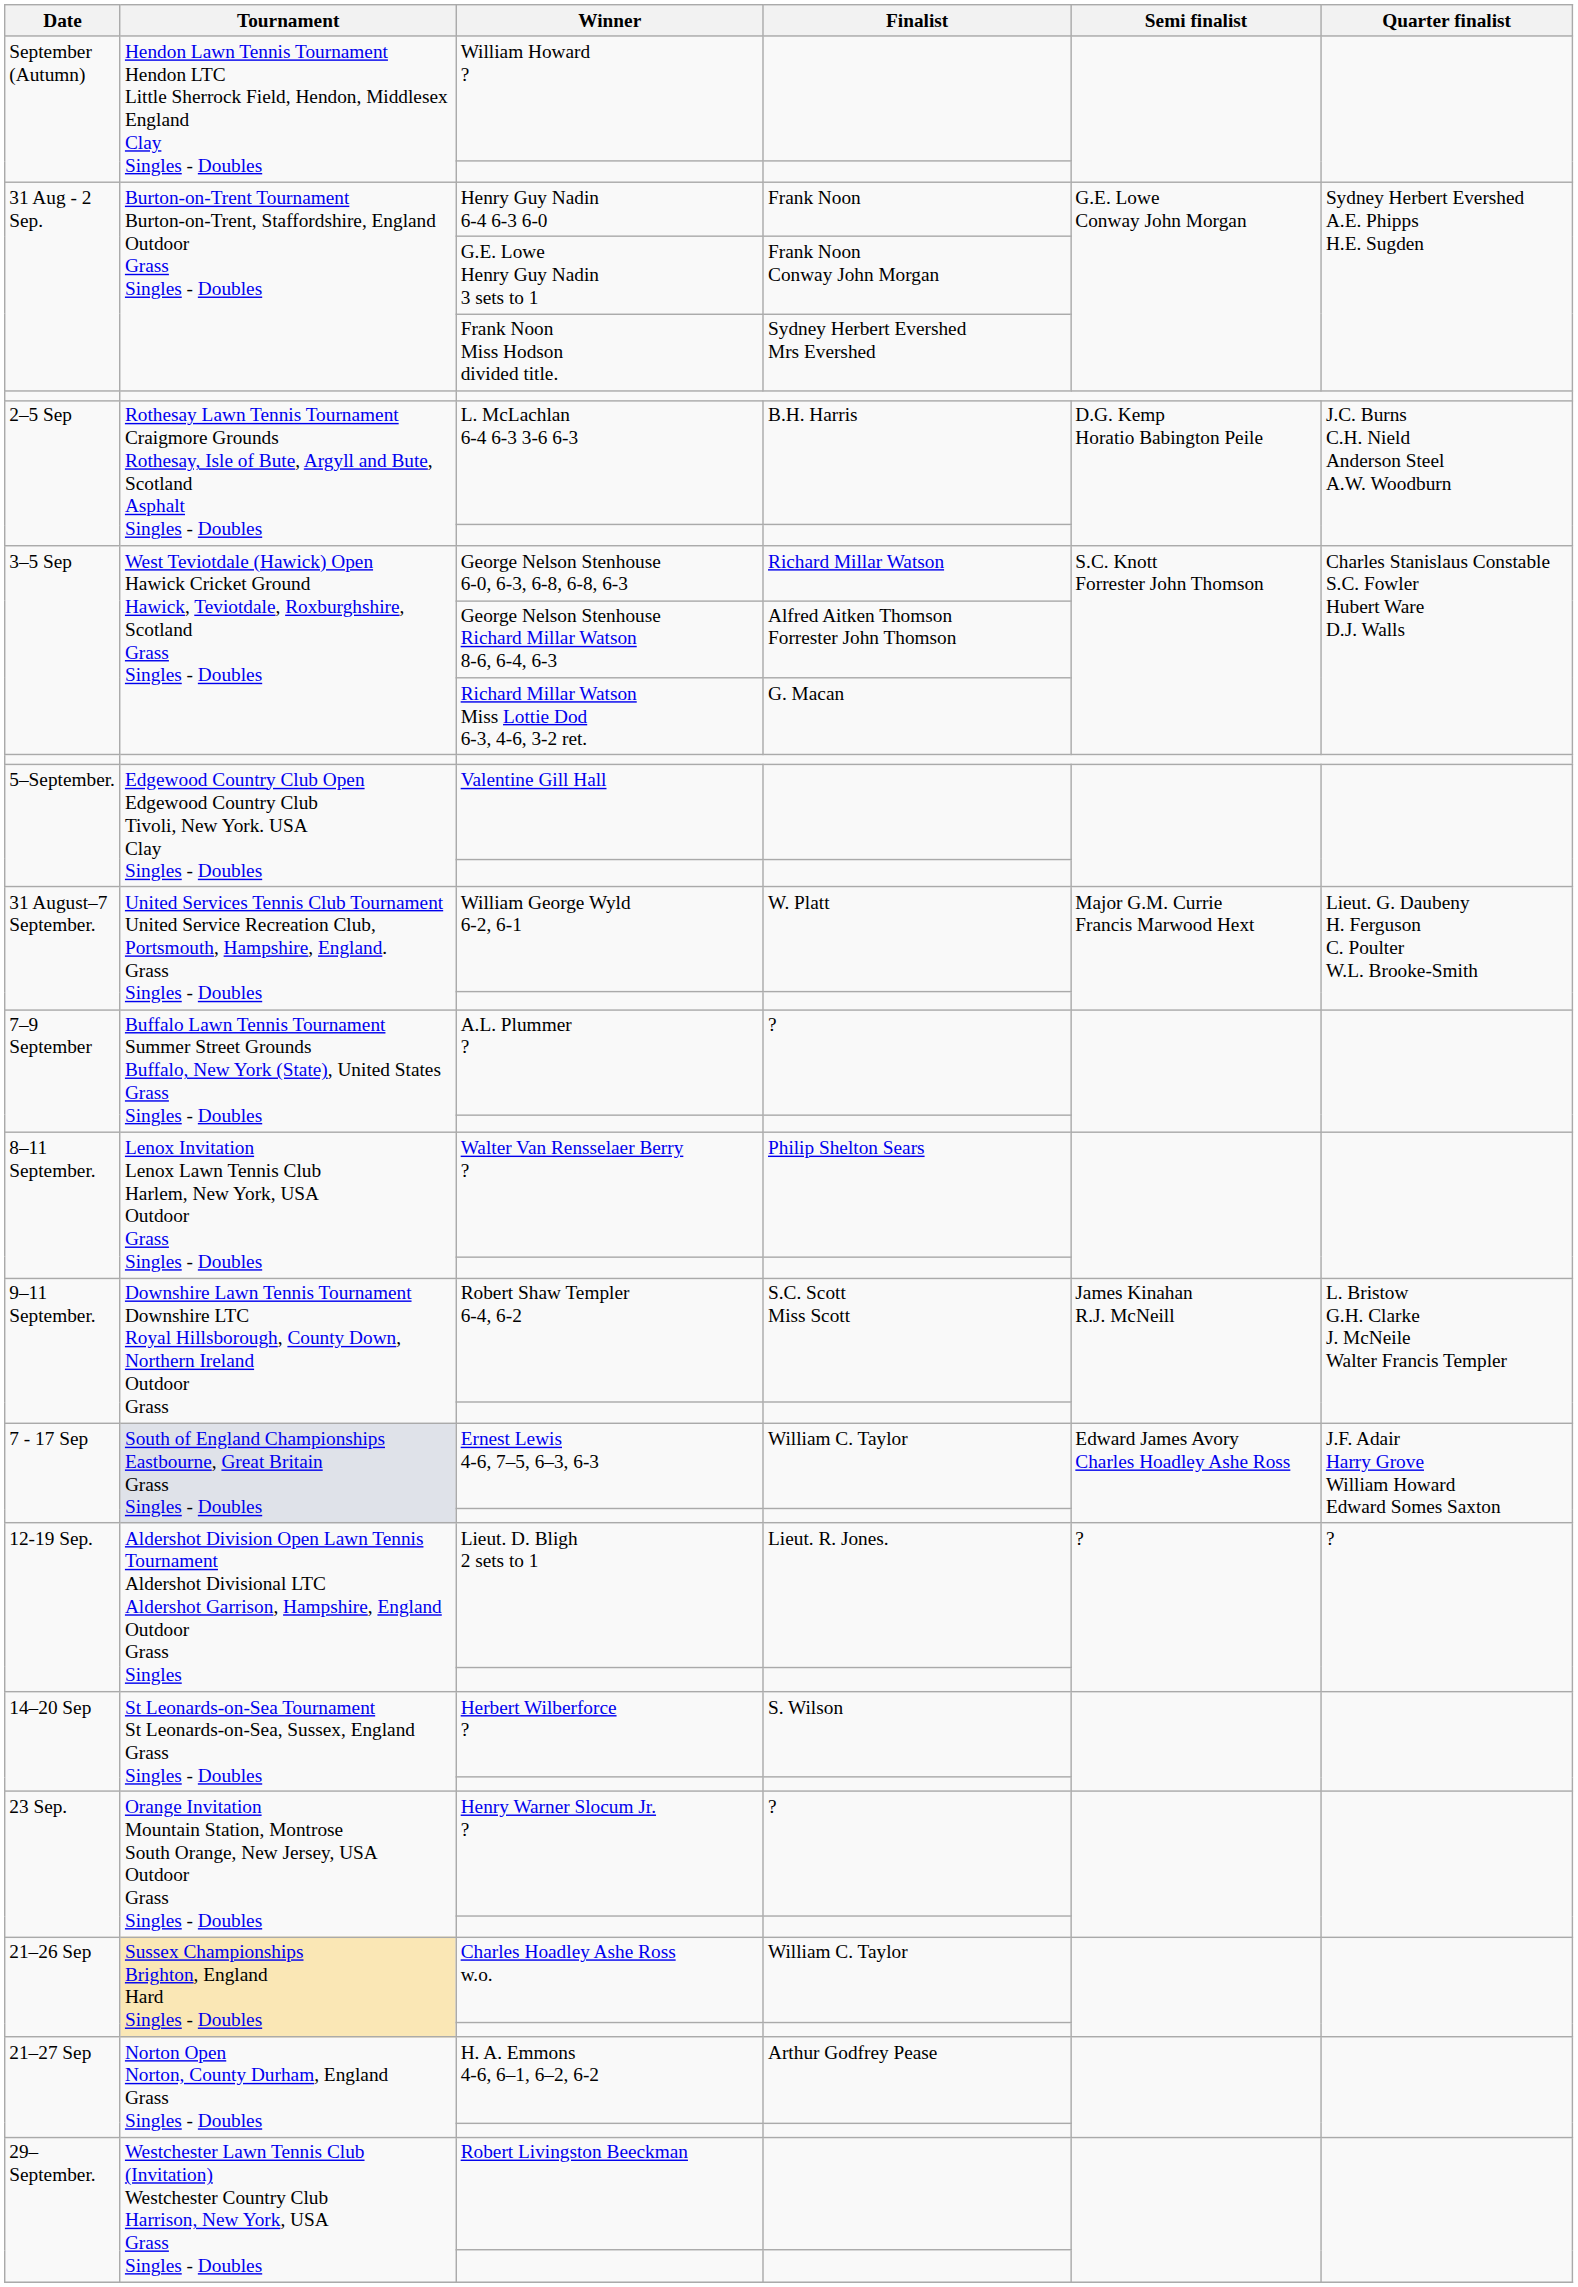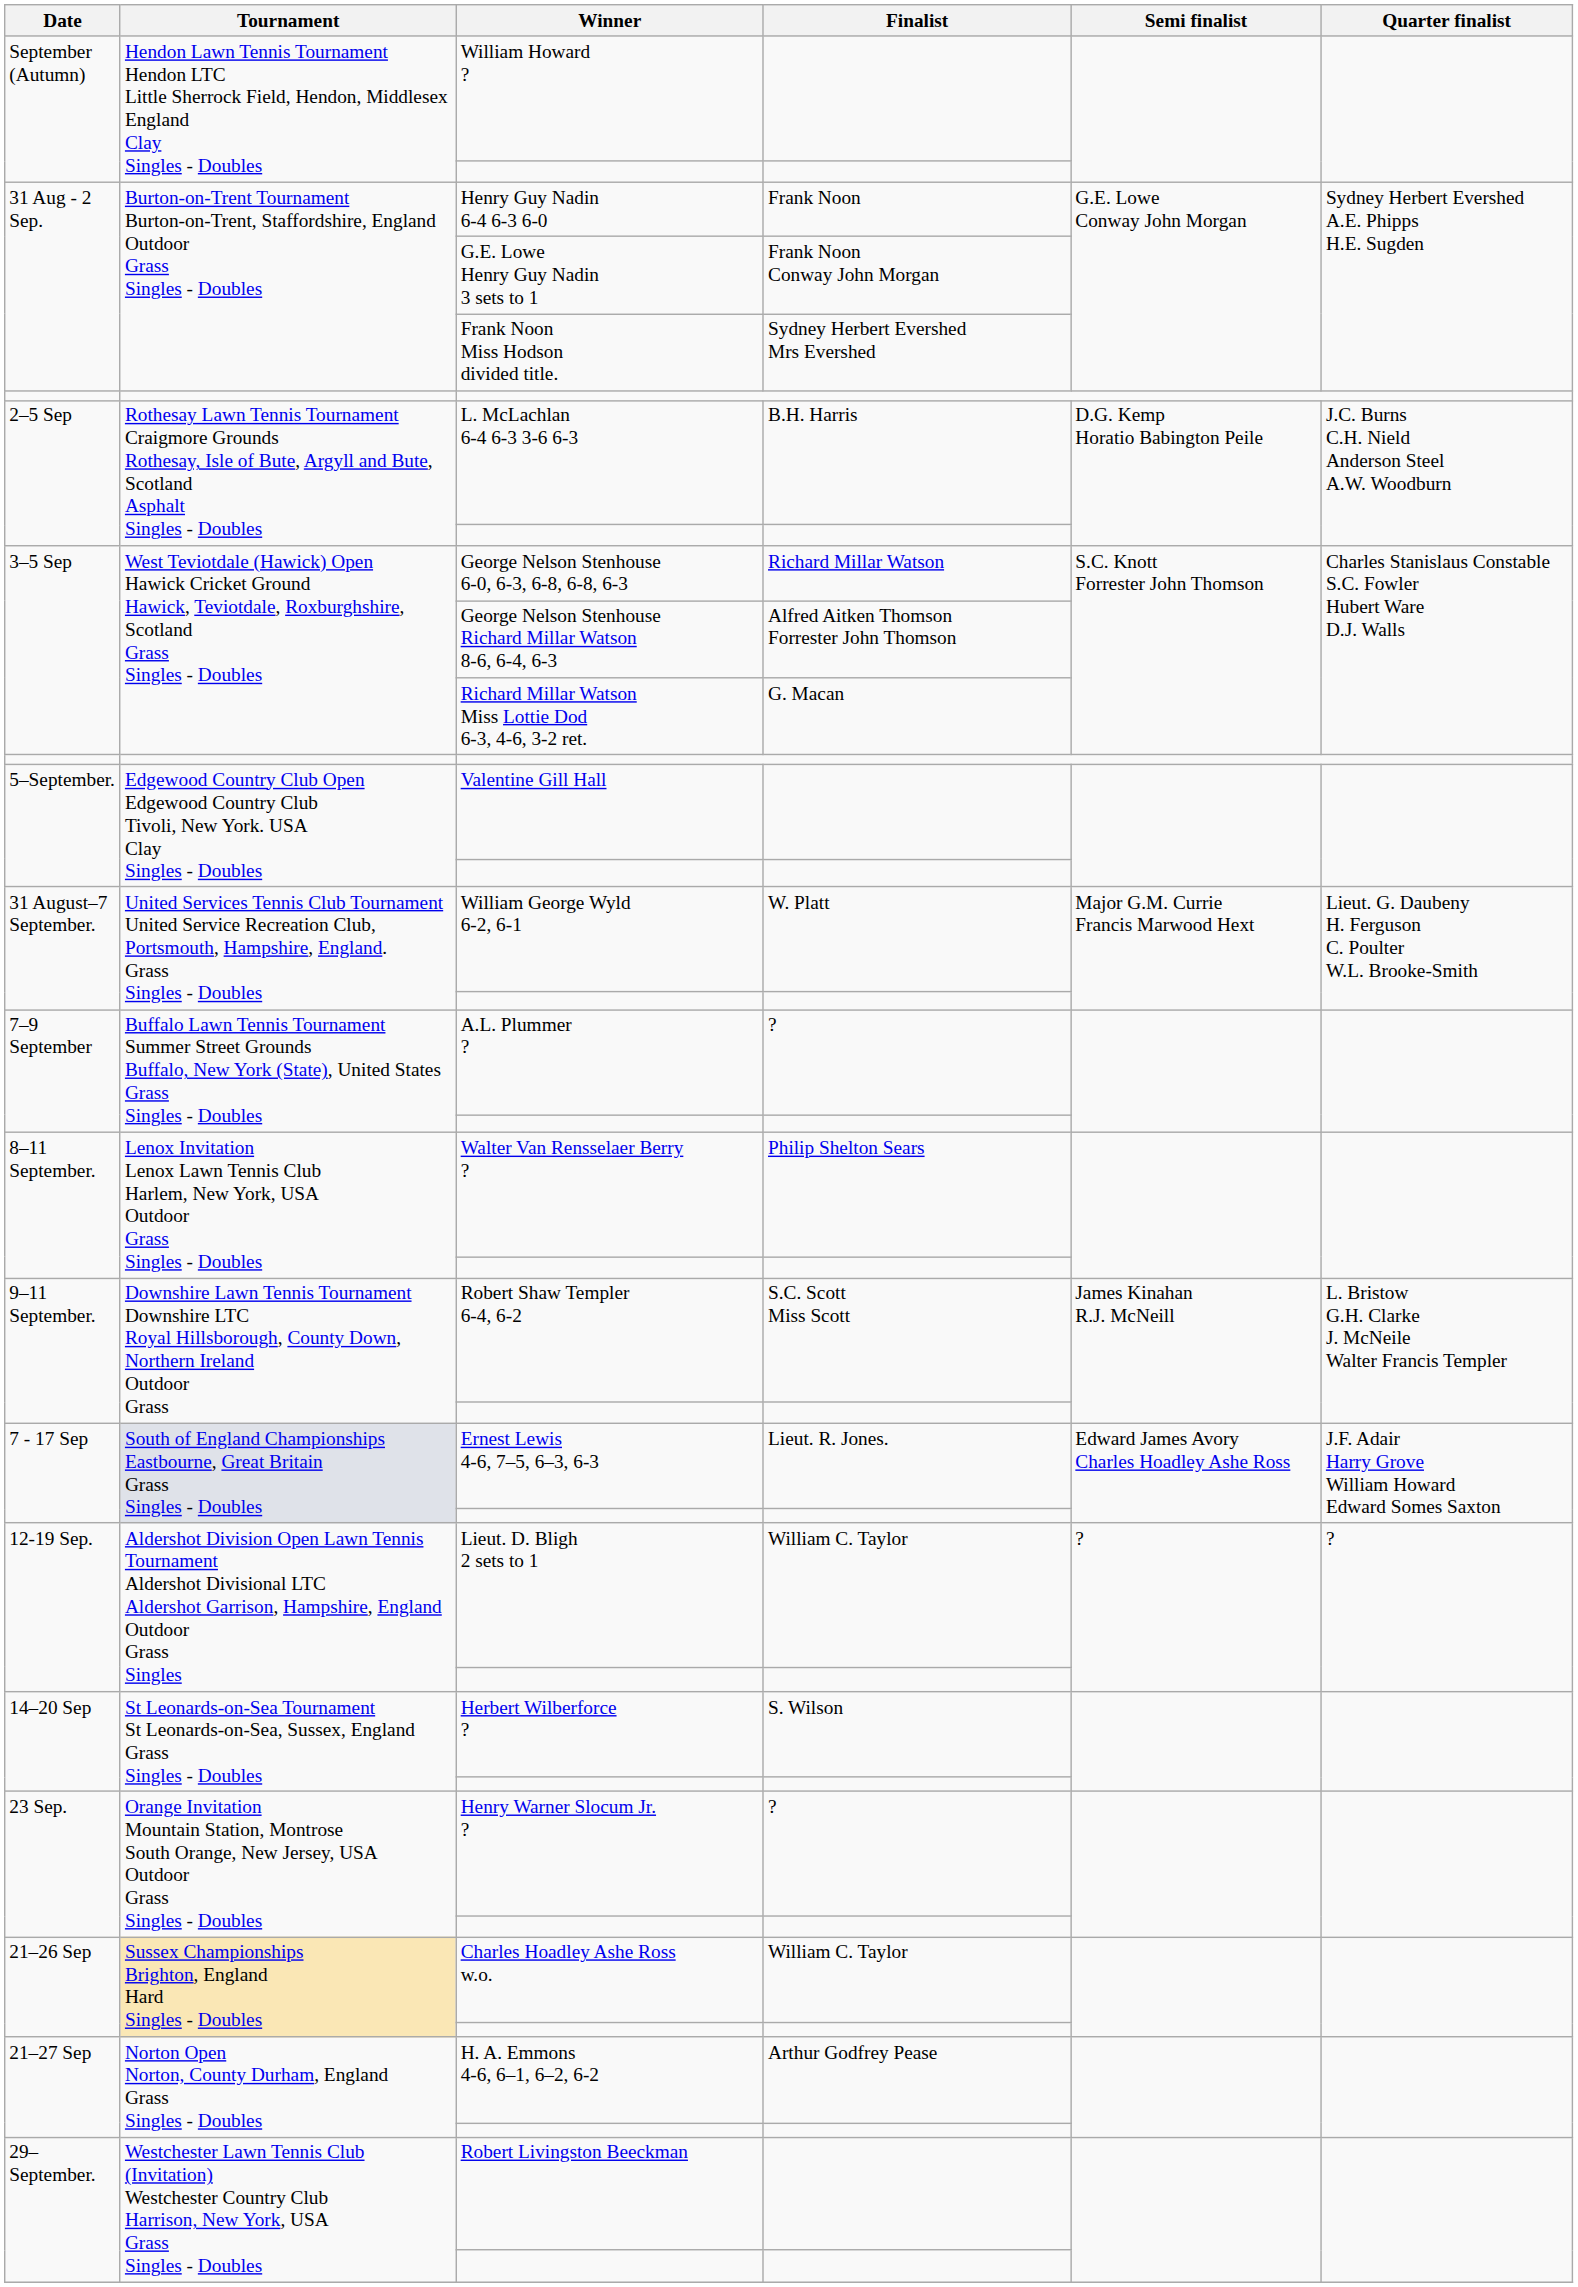(838, 1438) William C. Taylor -> (828, 1438) Lieut. R. Jones.
(828, 1538) Lieut. R. Jones. -> (838, 1538) William C. Taylor
